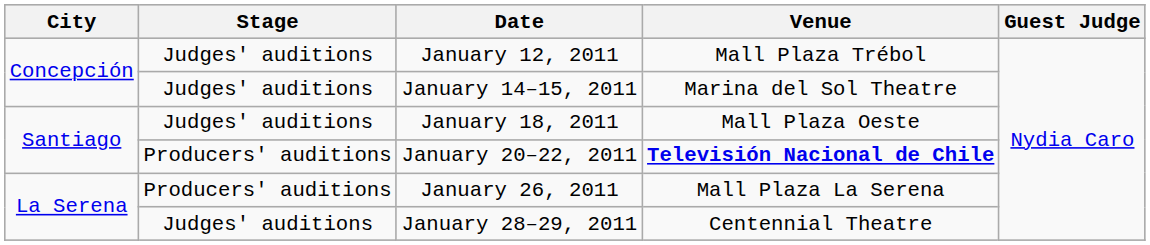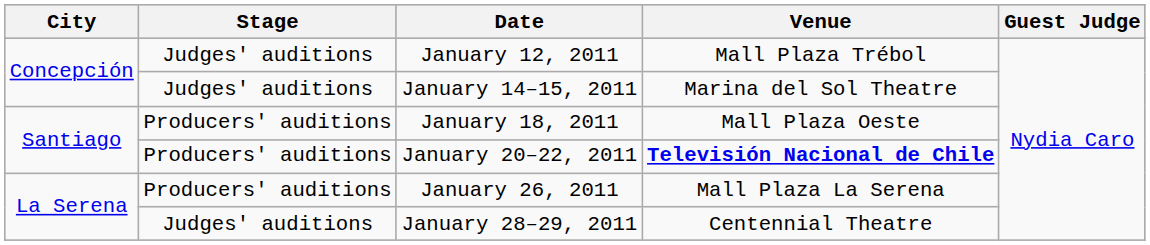(268, 123) Judges' auditions -> (268, 123) Producers' auditions
